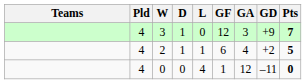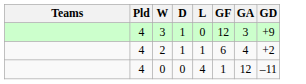- column: (290, 13)
